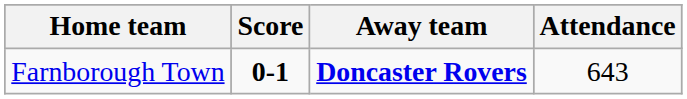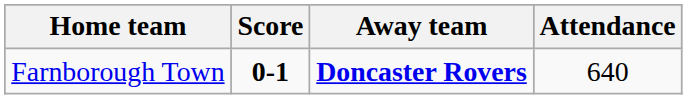(608, 70) 643 -> (608, 70) 640
